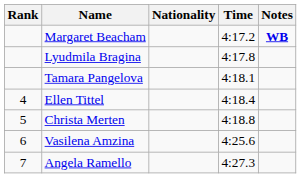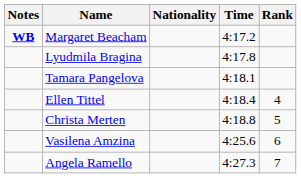columns swapped: (23, 15) <-> (277, 15)
